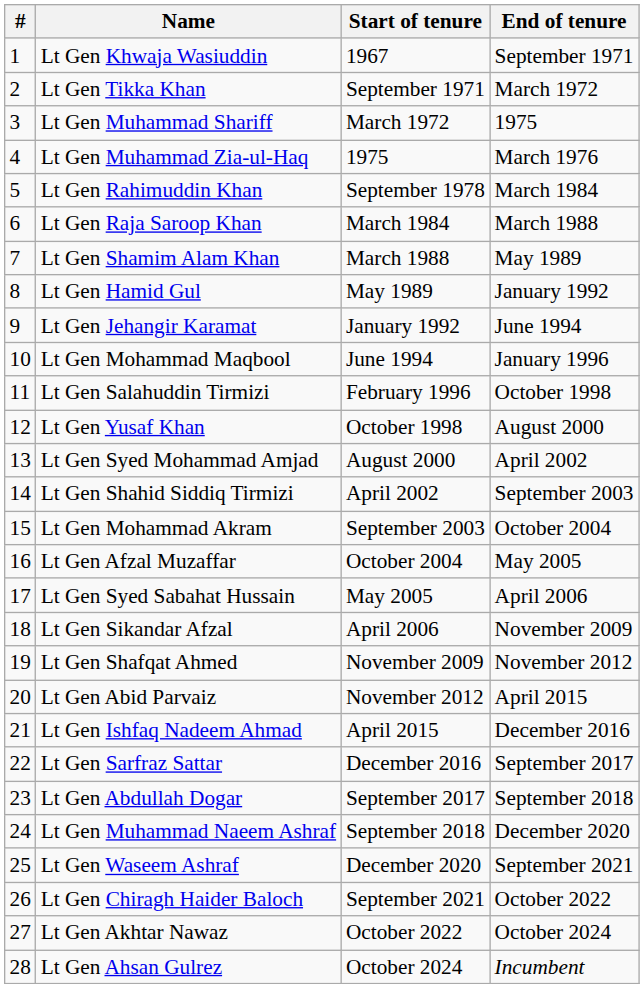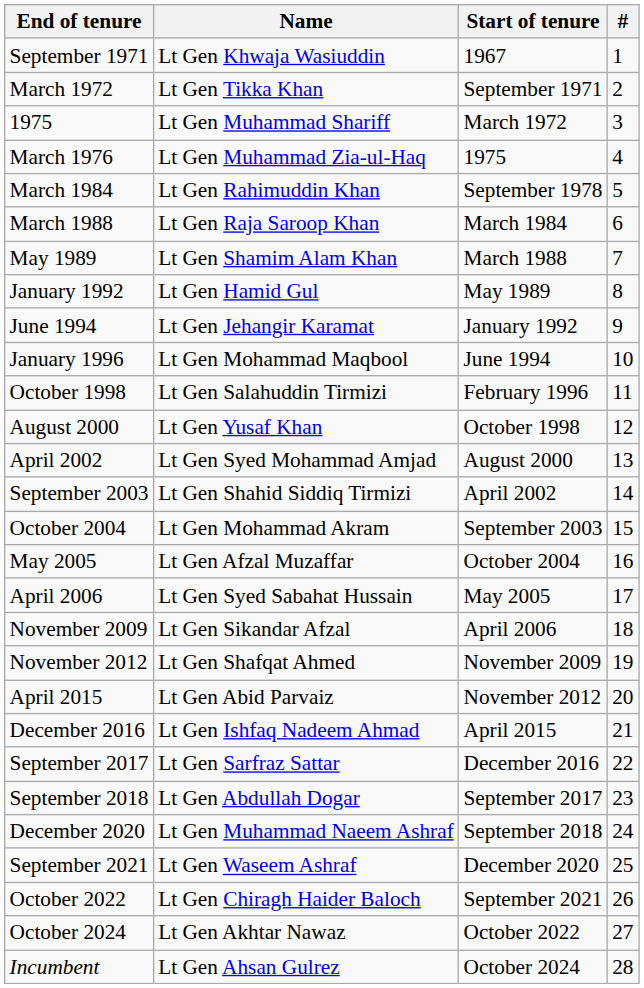columns swapped: (20, 21) <-> (564, 21)
